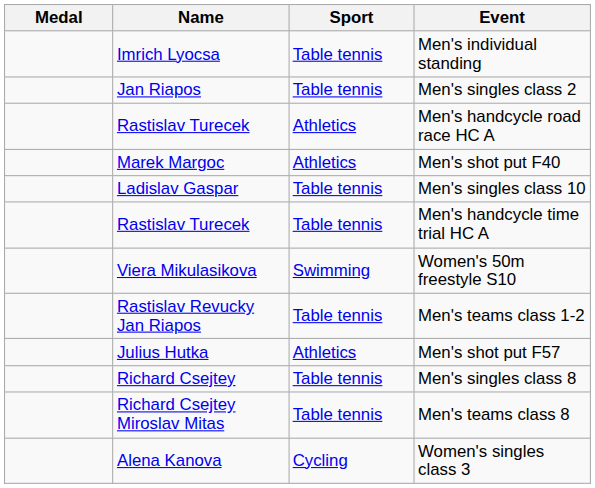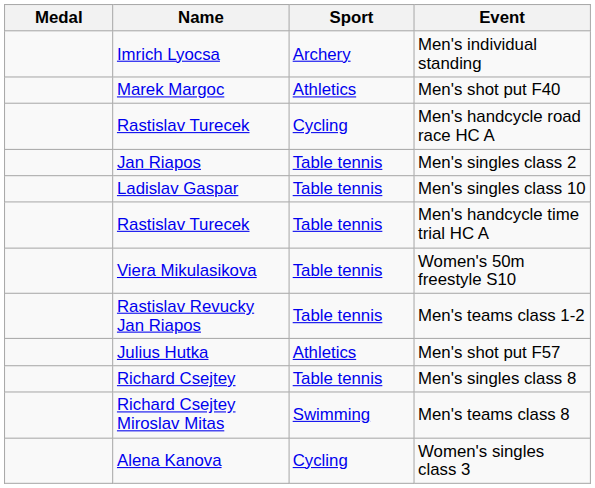(338, 53) Table tennis -> (322, 53) Archery
rows swapped: (489, 162) <-> (497, 90)
(324, 126) Athletics -> (320, 126) Cycling
(331, 270) Swimming -> (338, 270) Table tennis
(338, 414) Table tennis -> (331, 414) Swimming
